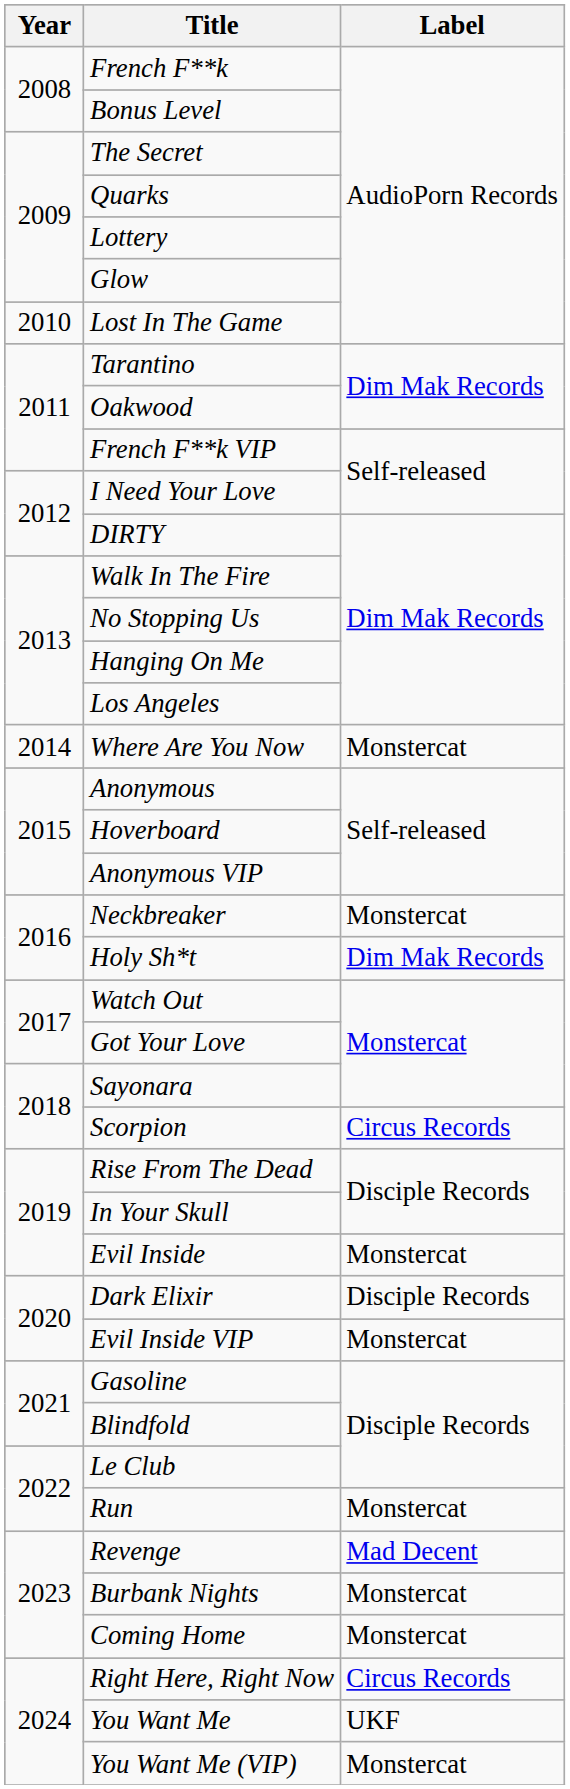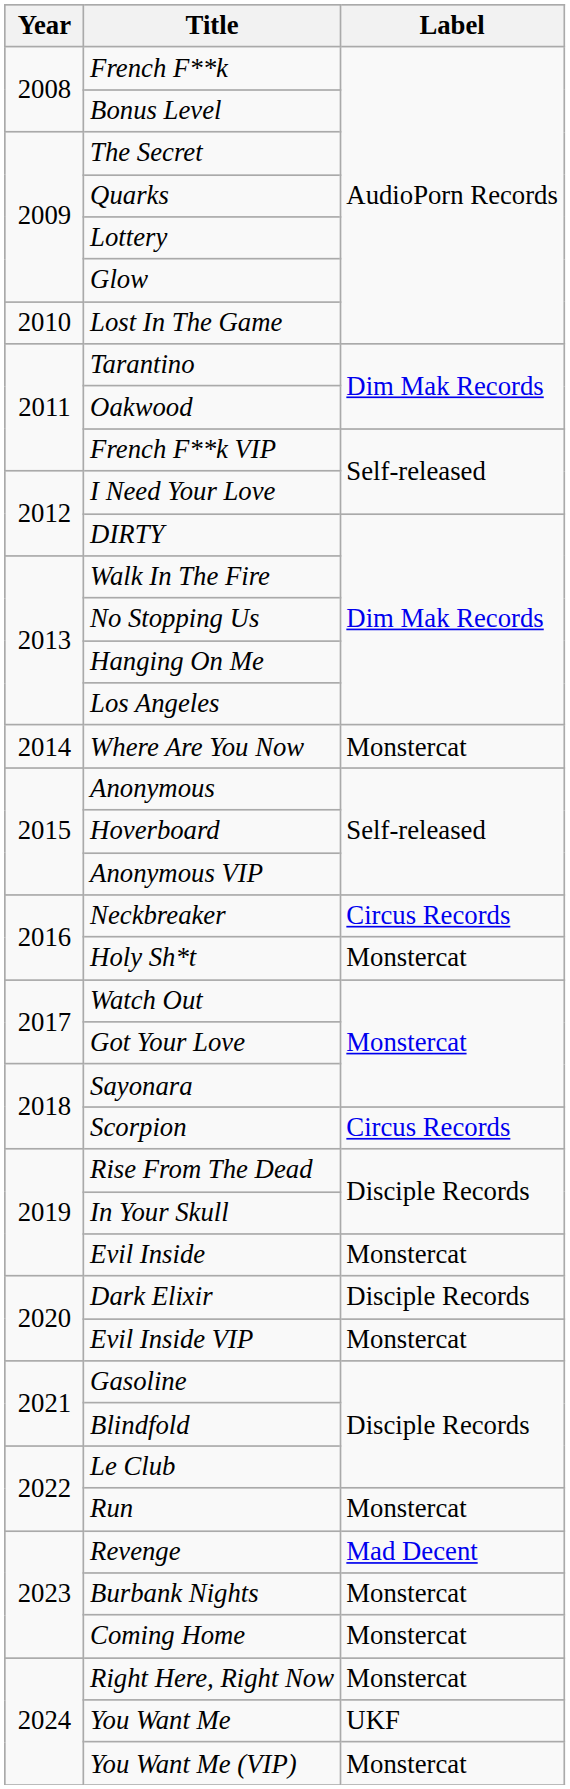(406, 915) Monstercat -> (428, 915) Circus Records
(445, 957) Dim Mak Records -> (406, 957) Monstercat
(428, 1678) Circus Records -> (406, 1678) Monstercat
